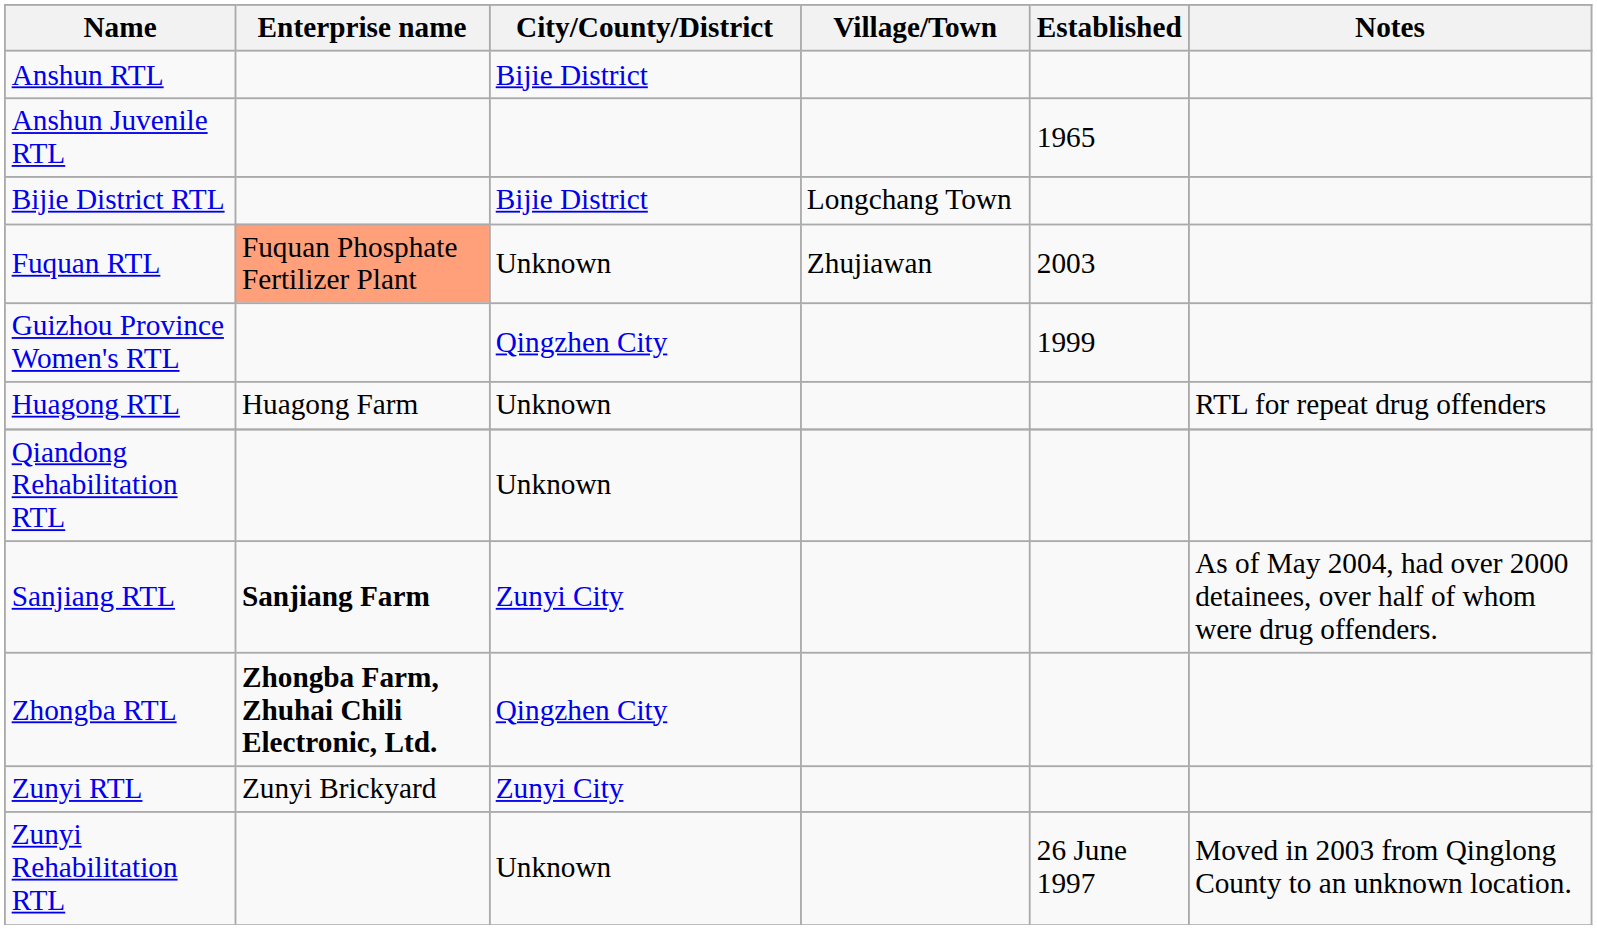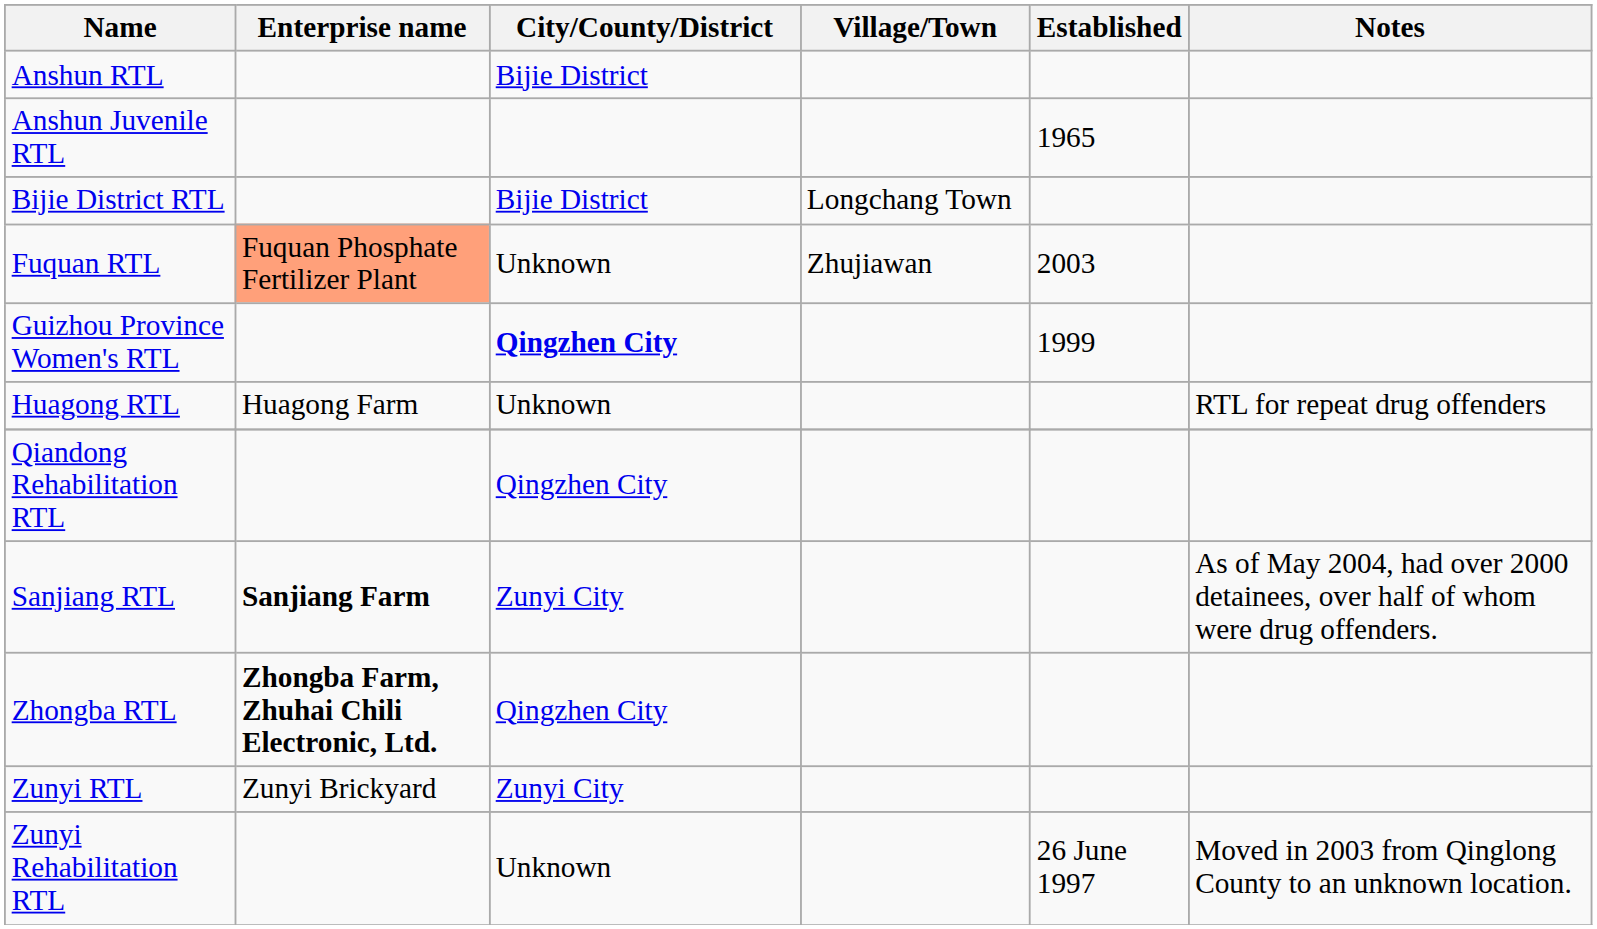(582, 342) normal -> (586, 342) bold
(553, 484) Unknown -> (582, 484) Qingzhen City
